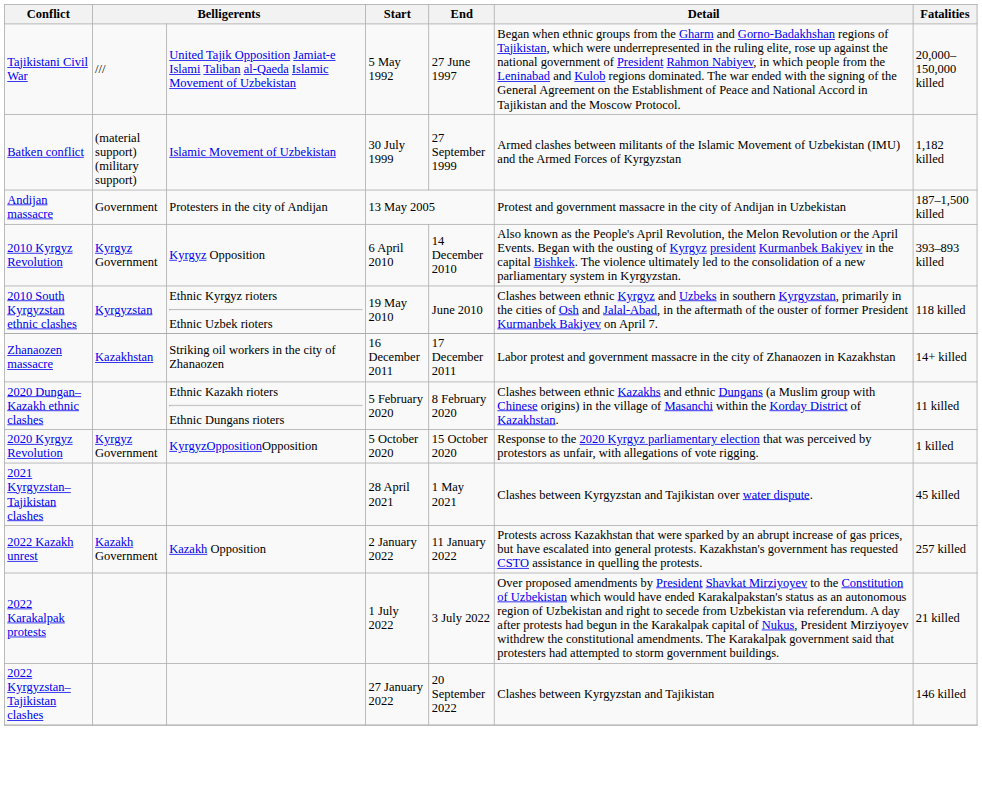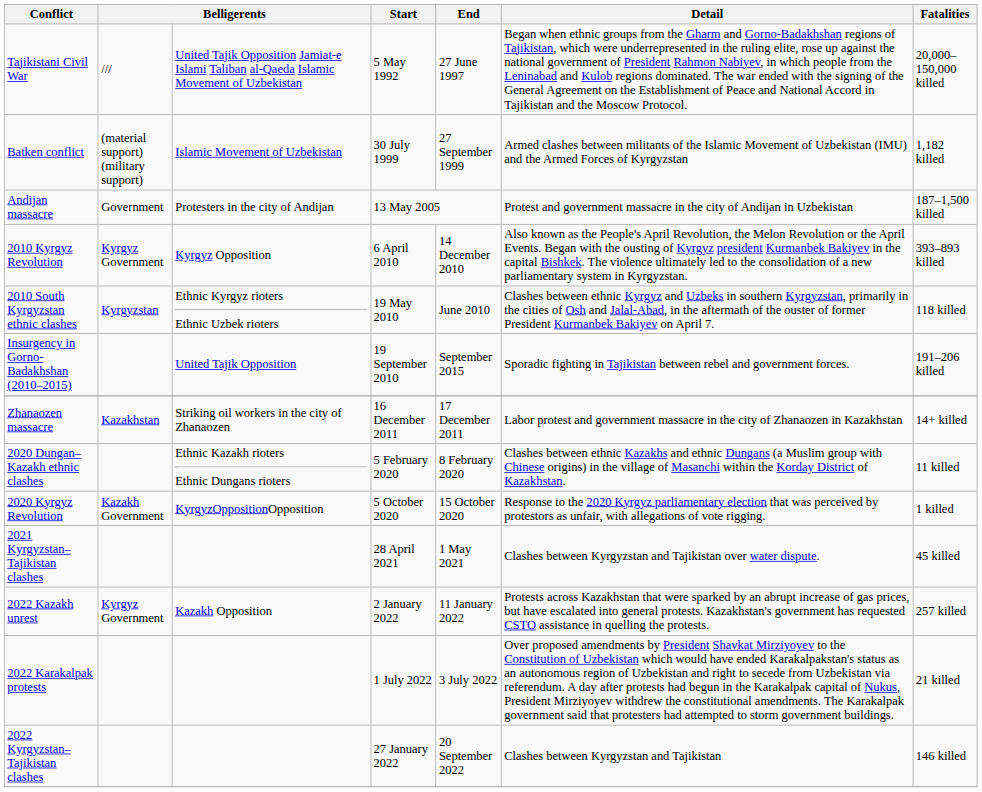+ row: (41, 364)
(126, 446) Kyrgyz Government -> (132, 508) Kazakh Government
(126, 549) Kazakh Government -> (132, 611) Kyrgyz Government
